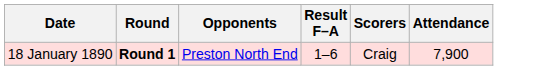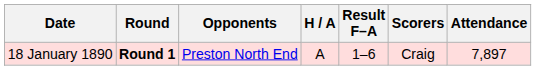+ column: (320, 23)
(451, 53) 7,900 -> (489, 53) 7,897
